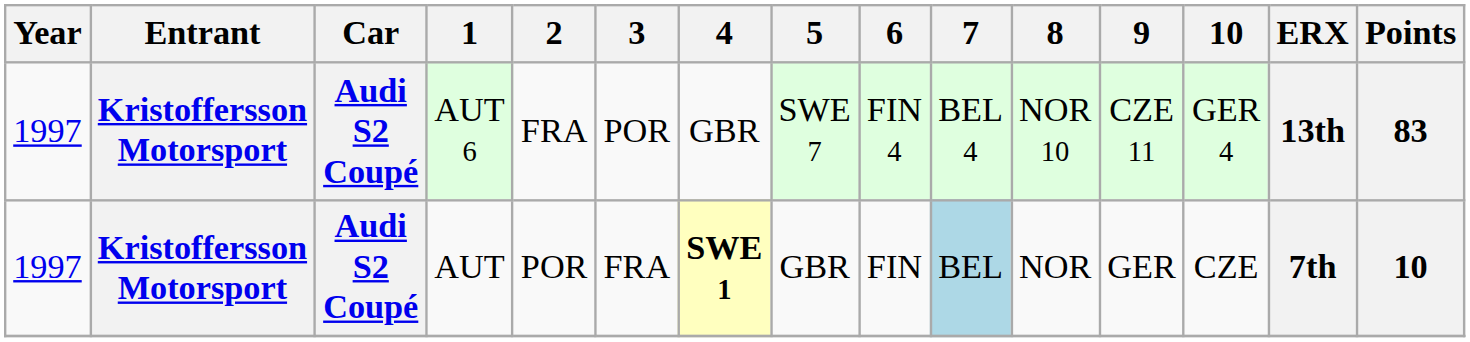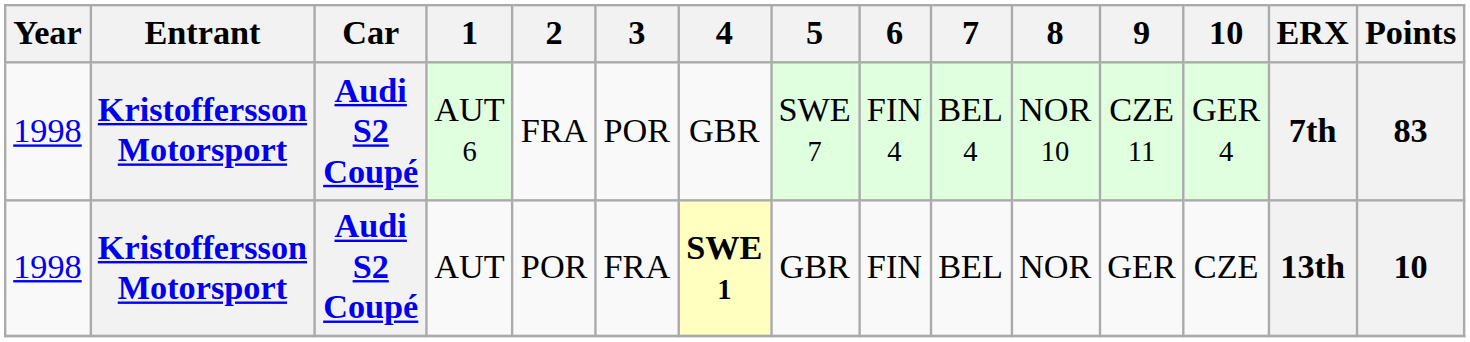(47, 130) 1997 -> (47, 130) 1998
(1313, 130) 13th -> (1313, 130) 7th
(47, 267) 1997 -> (47, 267) 1998
(971, 267) lightblue background -> (971, 267) no background
(1313, 267) 7th -> (1313, 267) 13th
